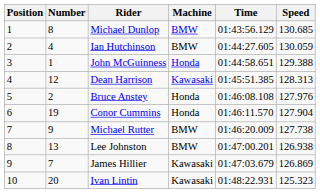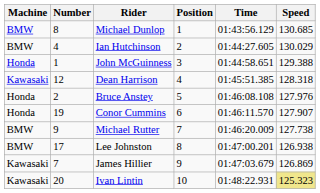columns swapped: (25, 12) <-> (192, 12)
(296, 46) 130.059 -> (296, 46) 130.029
(296, 79) 128.313 -> (296, 79) 128.318
(296, 113) 127.904 -> (296, 113) 127.907
(53, 146) 13 -> (59, 146) 17
(296, 180) no background -> (296, 180) khaki background
